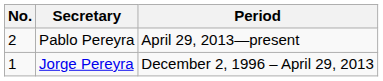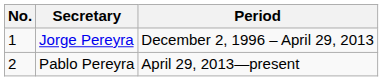rows swapped: (86, 64) <-> (87, 40)
